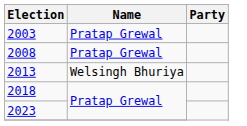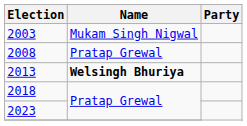(116, 33) Pratap Grewal -> (134, 33) Mukam Singh Nigwal
(127, 72) normal -> (127, 72) bold
